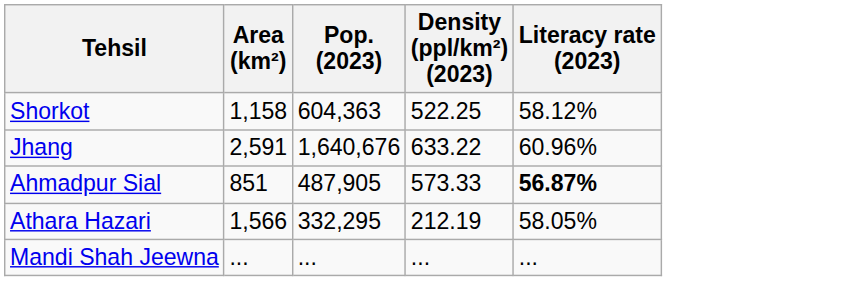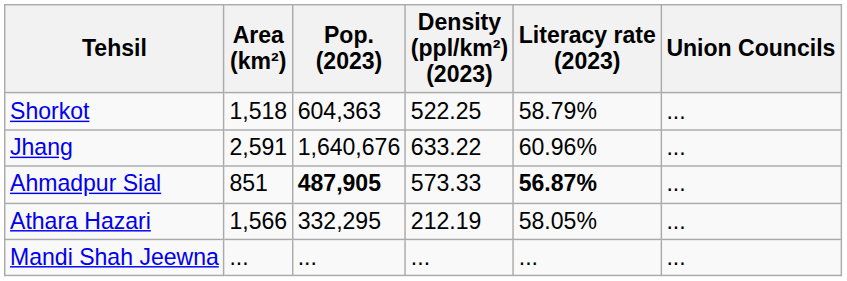+ column: (751, 48)
(258, 111) 1,158 -> (258, 111) 1,518
(558, 111) 58.12% -> (558, 111) 58.79%
(339, 184) normal -> (339, 184) bold
